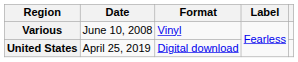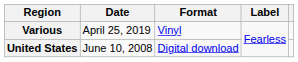(118, 30) June 10, 2008 -> (117, 30) April 25, 2019
(117, 48) April 25, 2019 -> (118, 48) June 10, 2008
